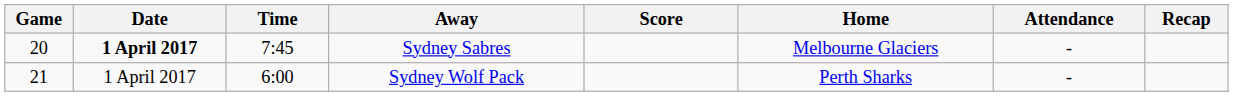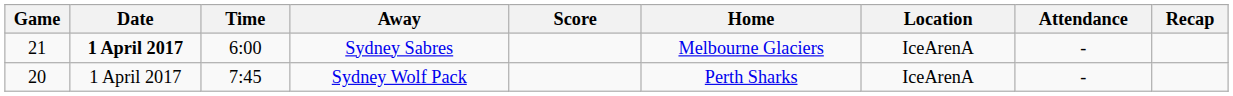+ column: (938, 18)
(39, 47) 20 -> (37, 47) 21
(278, 47) 7:45 -> (245, 47) 6:00
(39, 76) 21 -> (37, 76) 20
(278, 76) 6:00 -> (245, 76) 7:45
